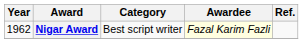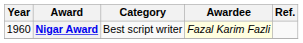(19, 30) 1962 -> (19, 30) 1960
